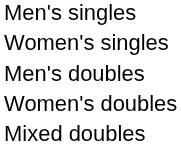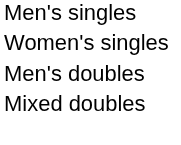- row: (91, 103)
